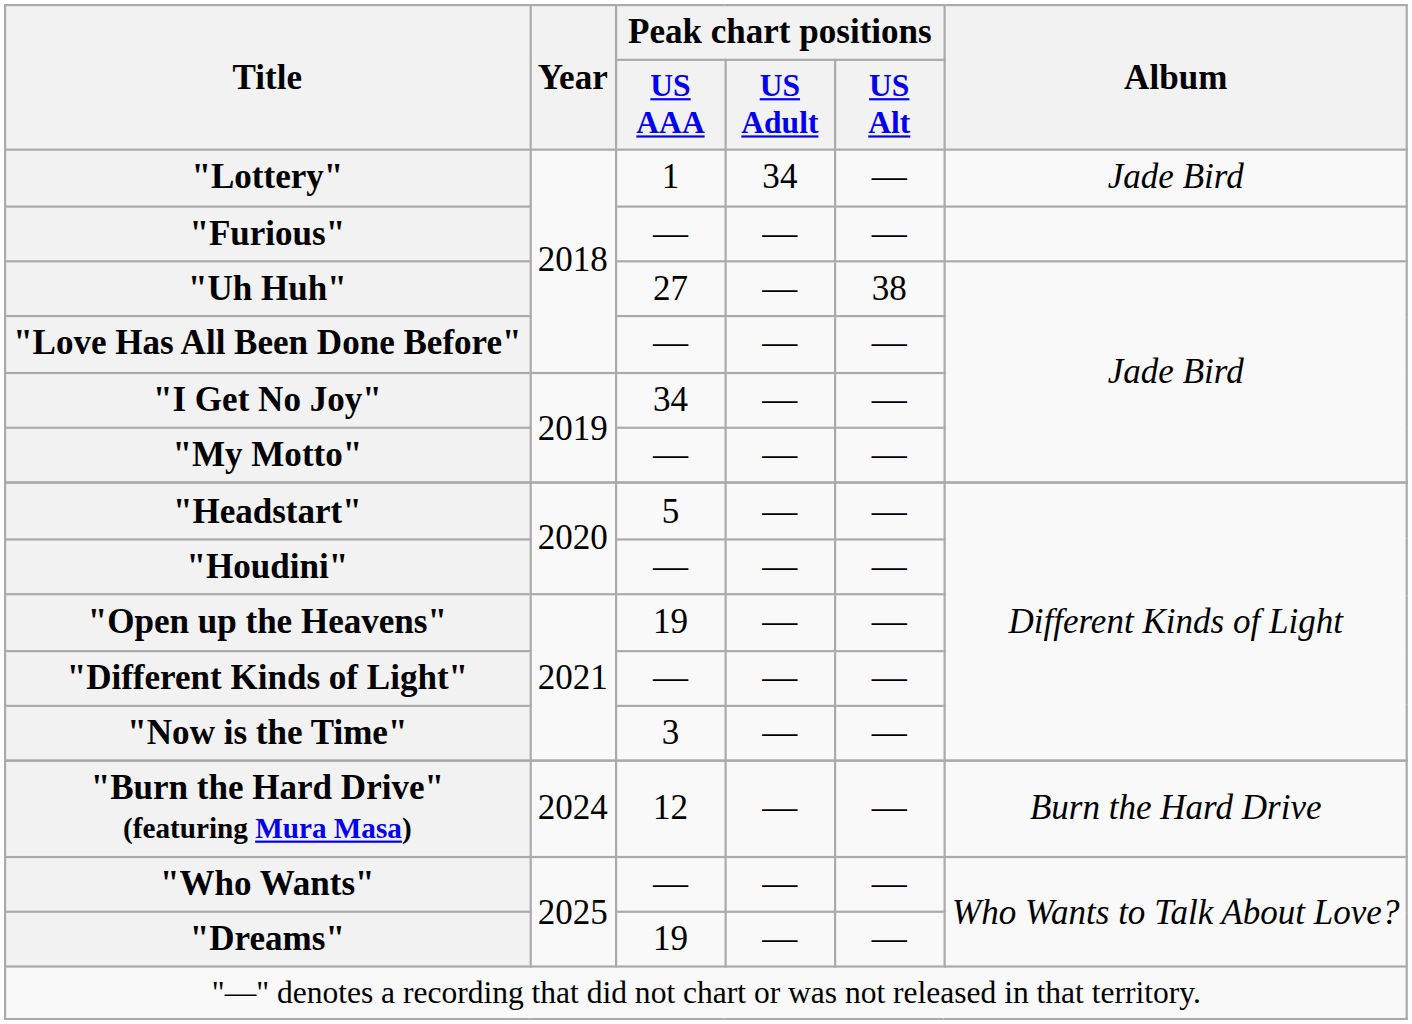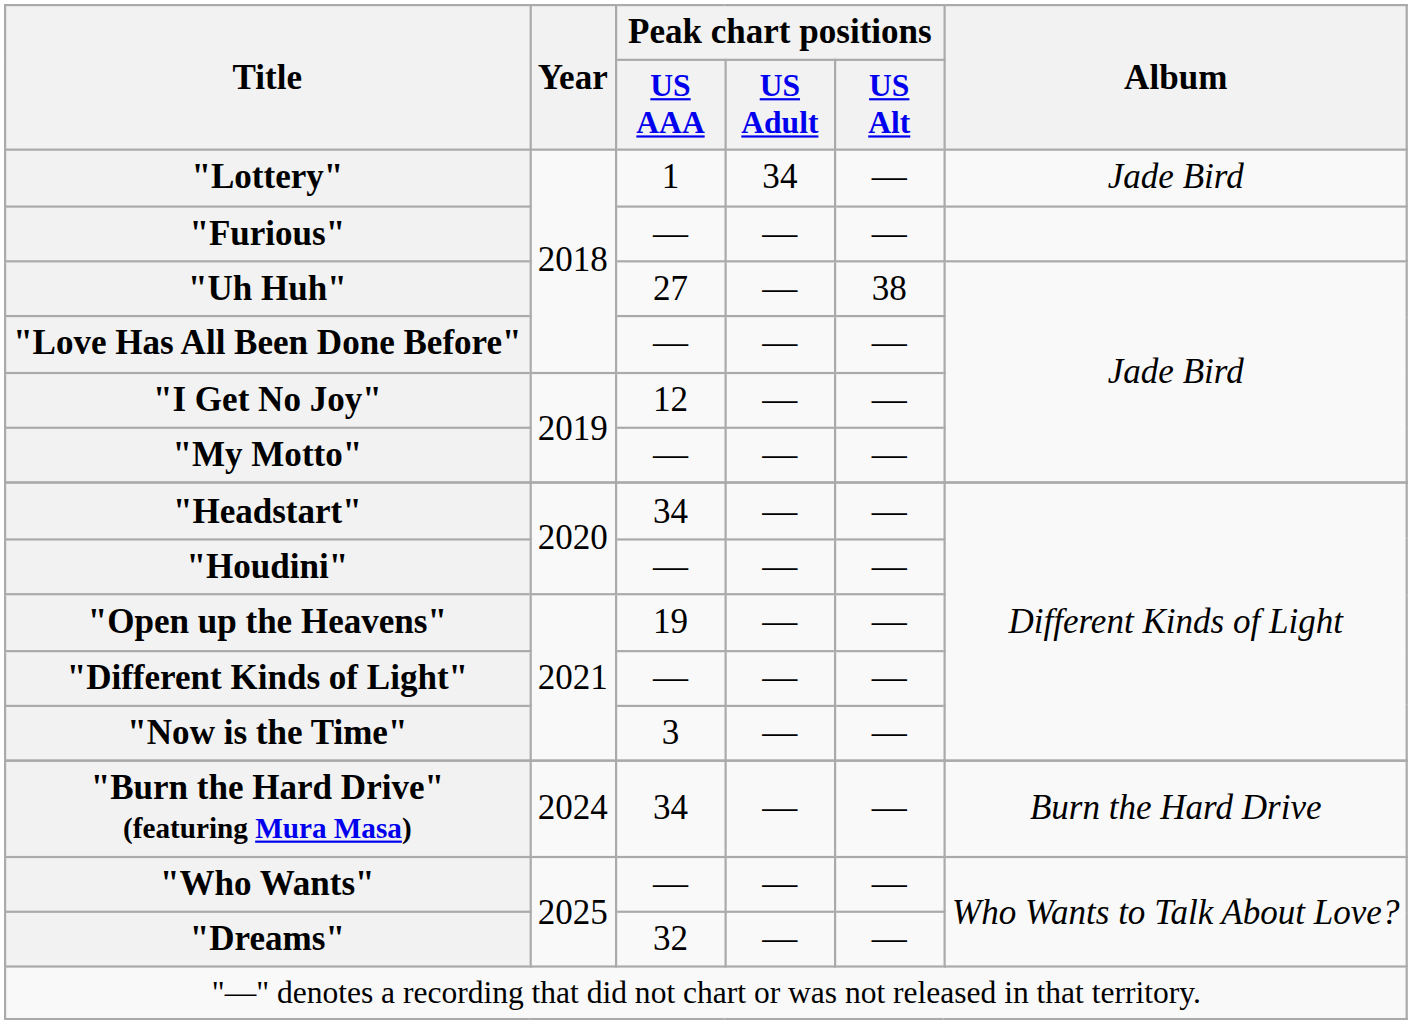(671, 399) 34 -> (671, 399) 12
(671, 510) 5 -> (671, 510) 34
(671, 808) 12 -> (671, 808) 34
(671, 938) 19 -> (671, 938) 32
